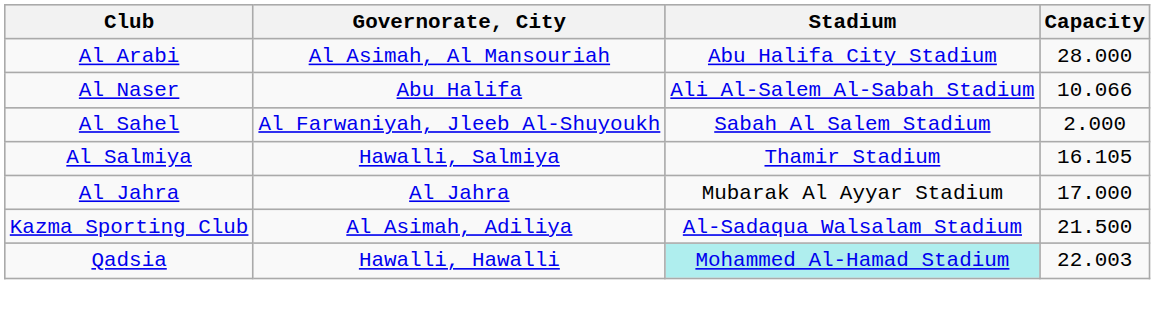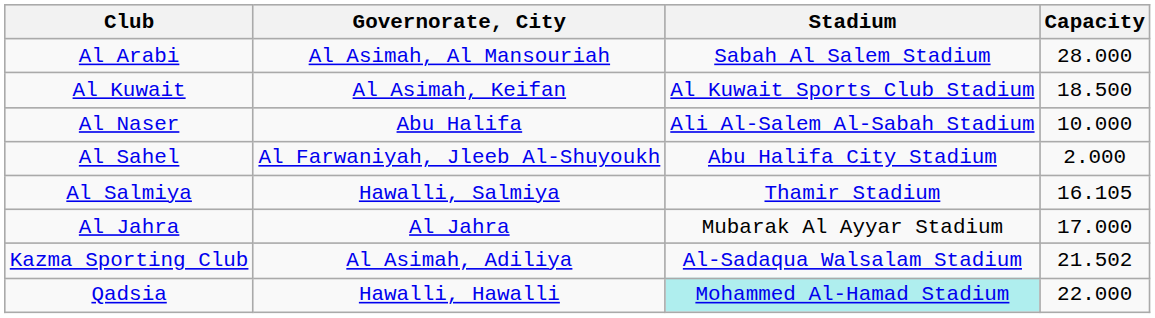(852, 56) Abu Halifa City Stadium -> (852, 56) Sabah Al Salem Stadium
+ row: (129, 90)
(1095, 90) 10.066 -> (1095, 124) 10.000
(852, 124) Sabah Al Salem Stadium -> (852, 158) Abu Halifa City Stadium
(1095, 227) 21.500 -> (1095, 261) 21.502
(1095, 261) 22.003 -> (1095, 295) 22.000
